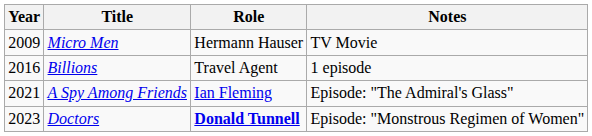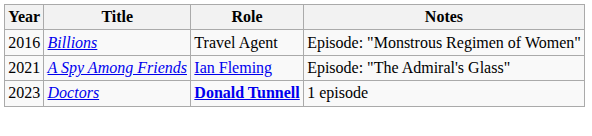- row: (83, 42)
(341, 67) 1 episode -> (444, 42) Episode: "Monstrous Regimen of Women"
(447, 118) Episode: "Monstrous Regimen of Women" -> (338, 93) 1 episode
